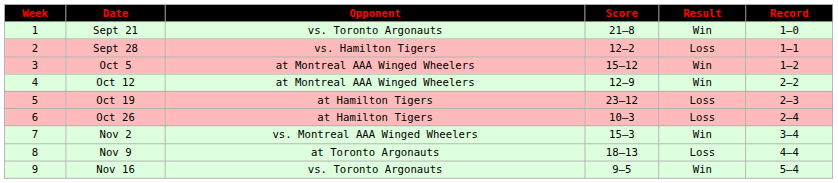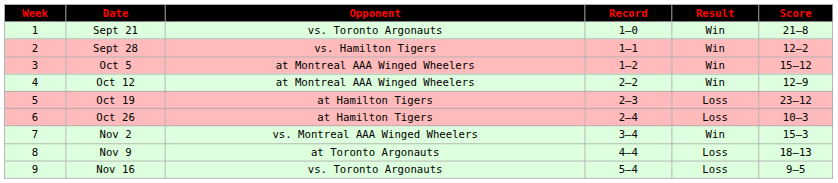columns swapped: (622, 13) <-> (789, 13)
(702, 48) Loss -> (715, 48) Win
(702, 169) Win -> (715, 169) Loss
